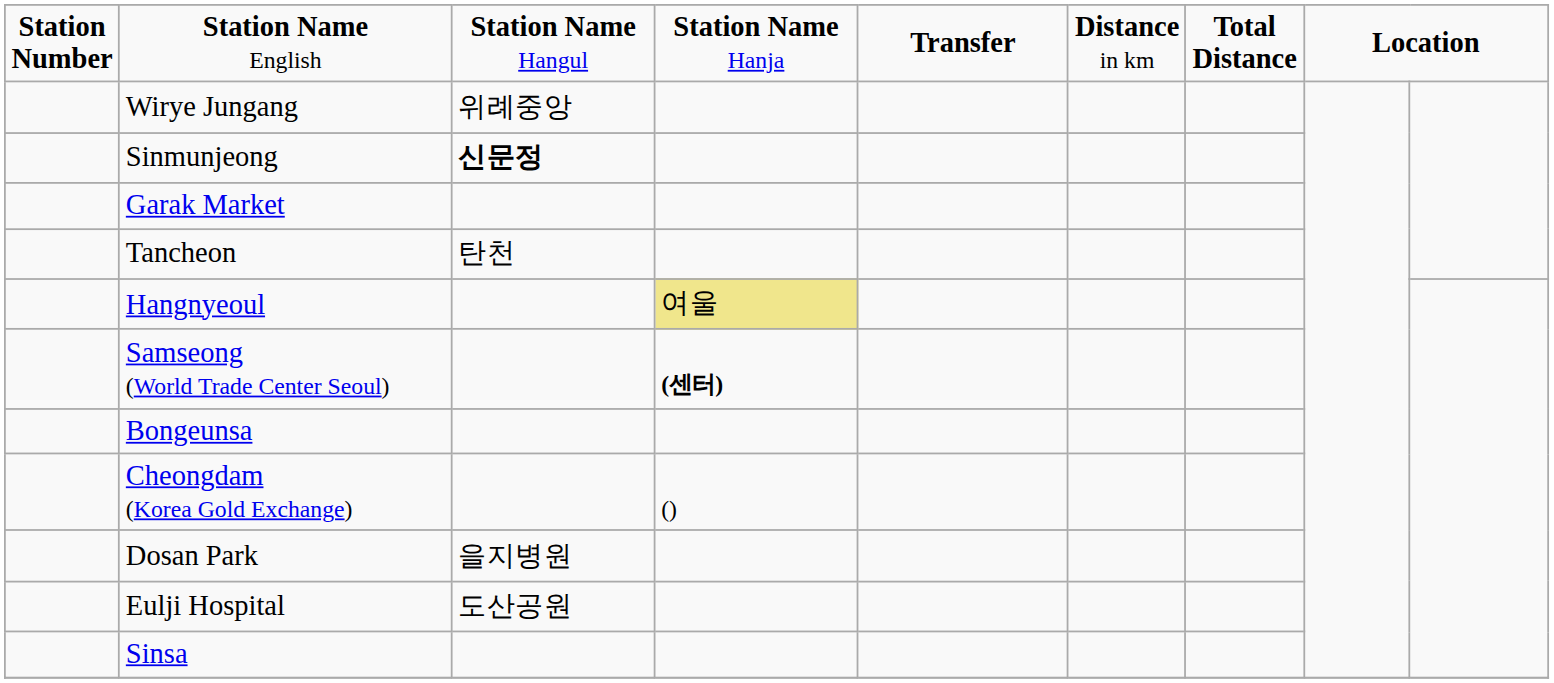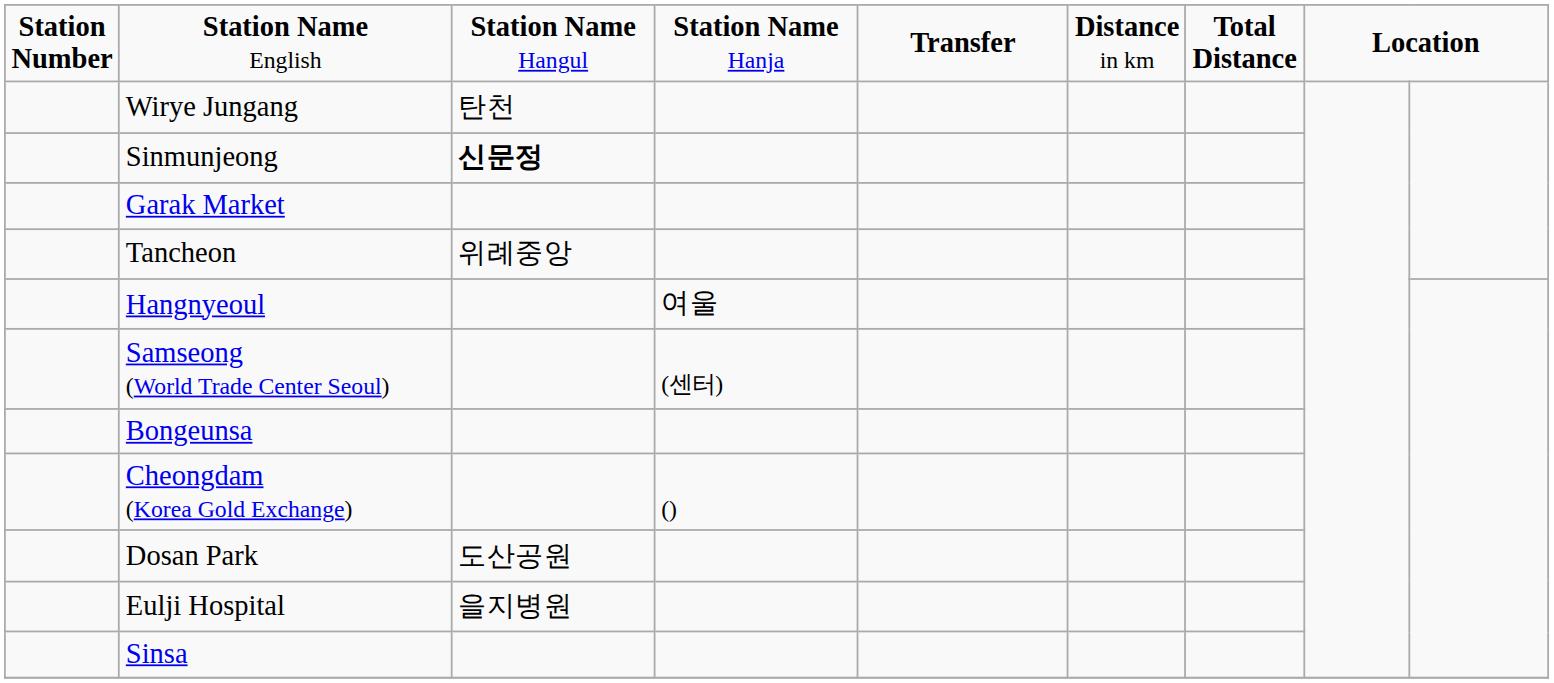(515, 106) 위례중앙 -> (487, 106) 탄천
(487, 252) 탄천 -> (515, 252) 위례중앙
(690, 302) khaki background -> (690, 302) no background
(692, 383) bold -> (692, 385) normal
(515, 554) 을지병원 -> (515, 554) 도산공원
(515, 605) 도산공원 -> (515, 605) 을지병원
